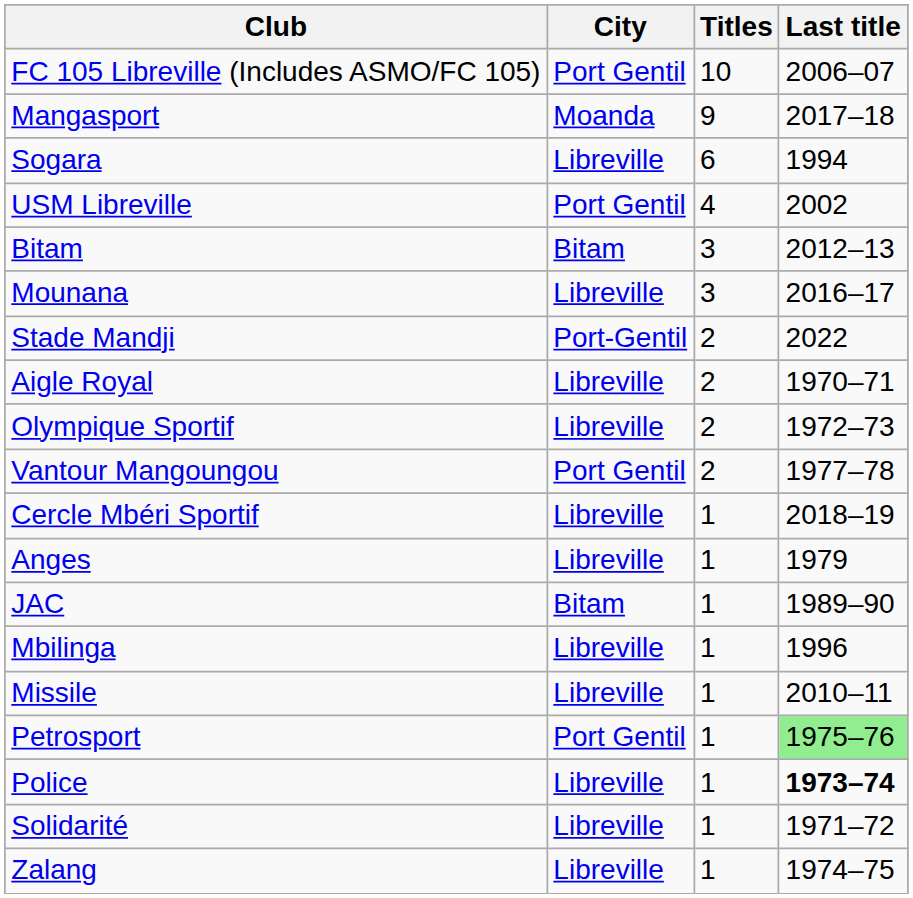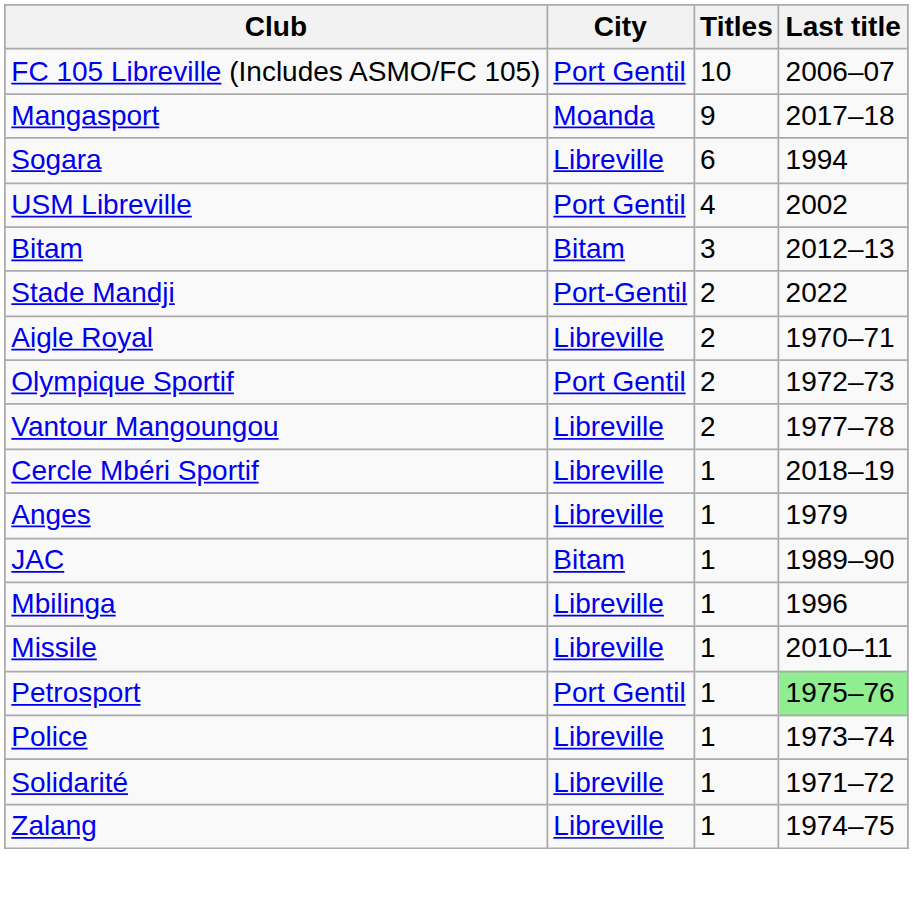- row: (70, 293)
(609, 426) Libreville -> (620, 381) Port Gentil
(620, 470) Port Gentil -> (609, 426) Libreville
(840, 781) bold -> (840, 737) normal
